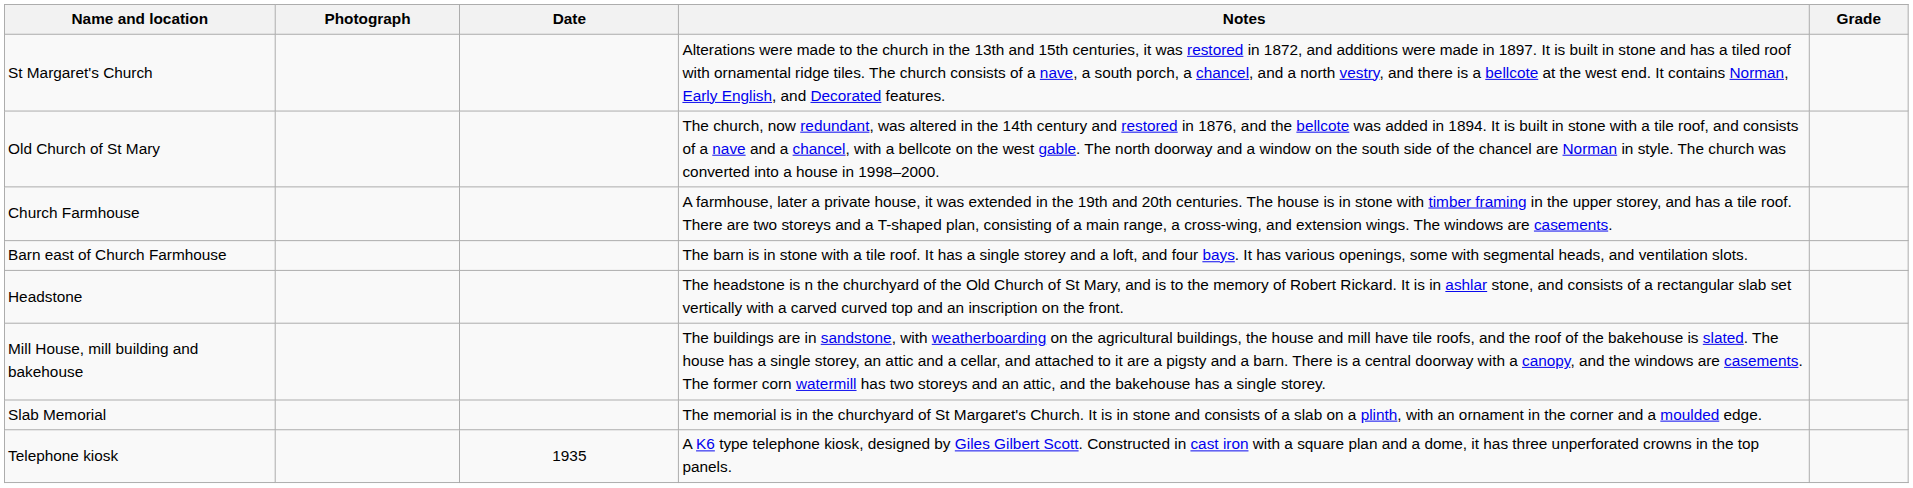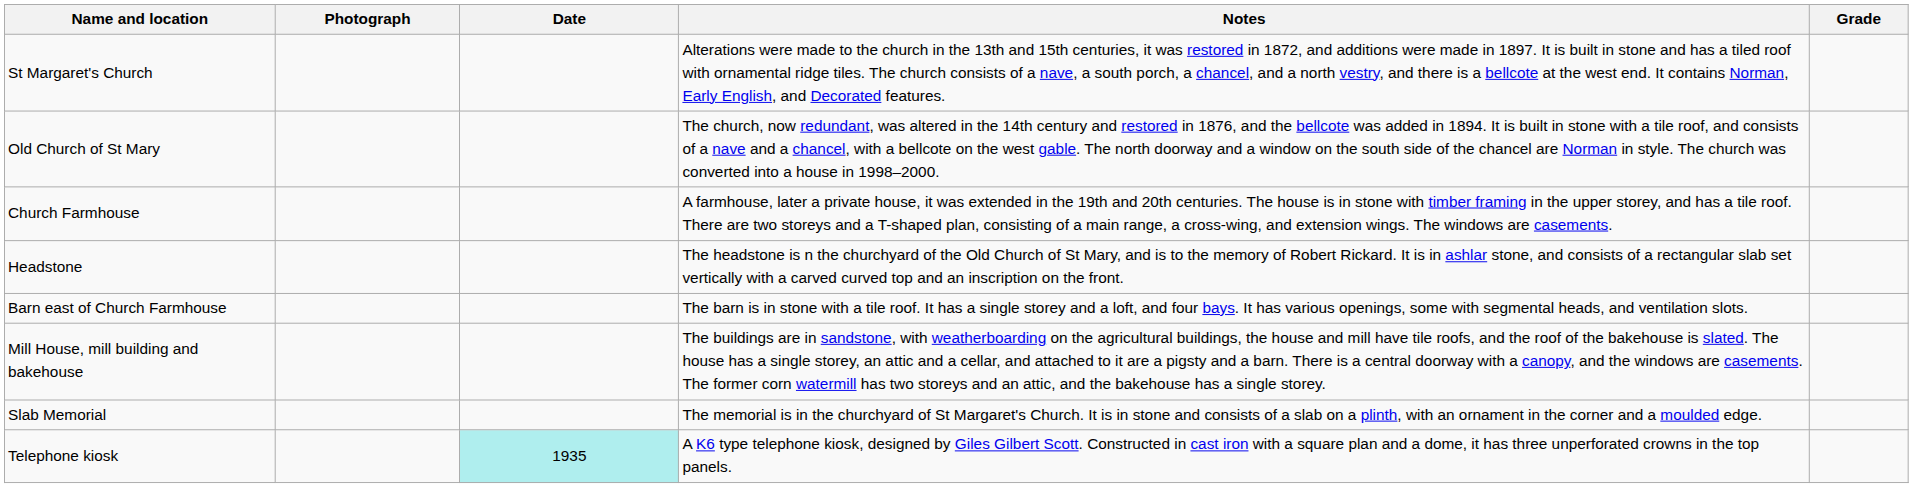rows swapped: (45, 296) <-> (117, 255)
(569, 456) no background -> (569, 456) paleturquoise background
